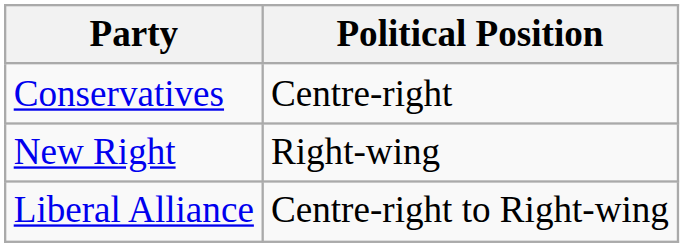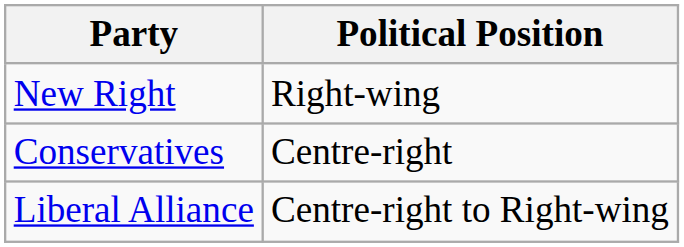rows swapped: (119, 92) <-> (95, 151)
